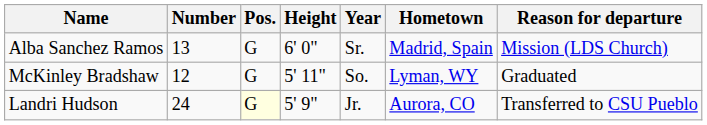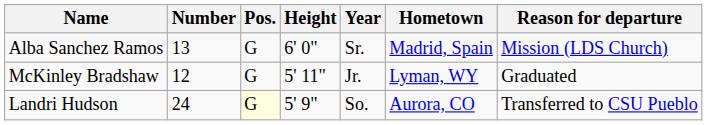(357, 76) So. -> (353, 76) Jr.
(353, 104) Jr. -> (357, 104) So.
